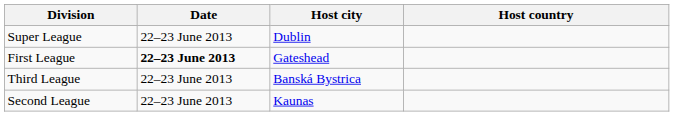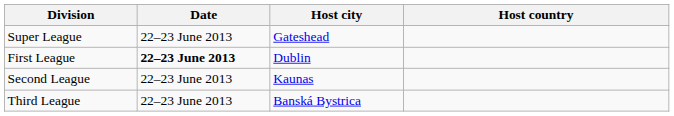(292, 36) Dublin -> (301, 36) Gateshead
(301, 57) Gateshead -> (292, 57) Dublin
rows swapped: (49, 100) <-> (44, 79)
